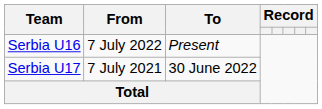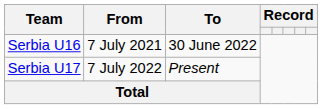(125, 45) 7 July 2022 -> (125, 45) 7 July 2021
(194, 45) Present -> (213, 45) 30 June 2022
(125, 68) 7 July 2021 -> (125, 68) 7 July 2022
(213, 68) 30 June 2022 -> (194, 68) Present
